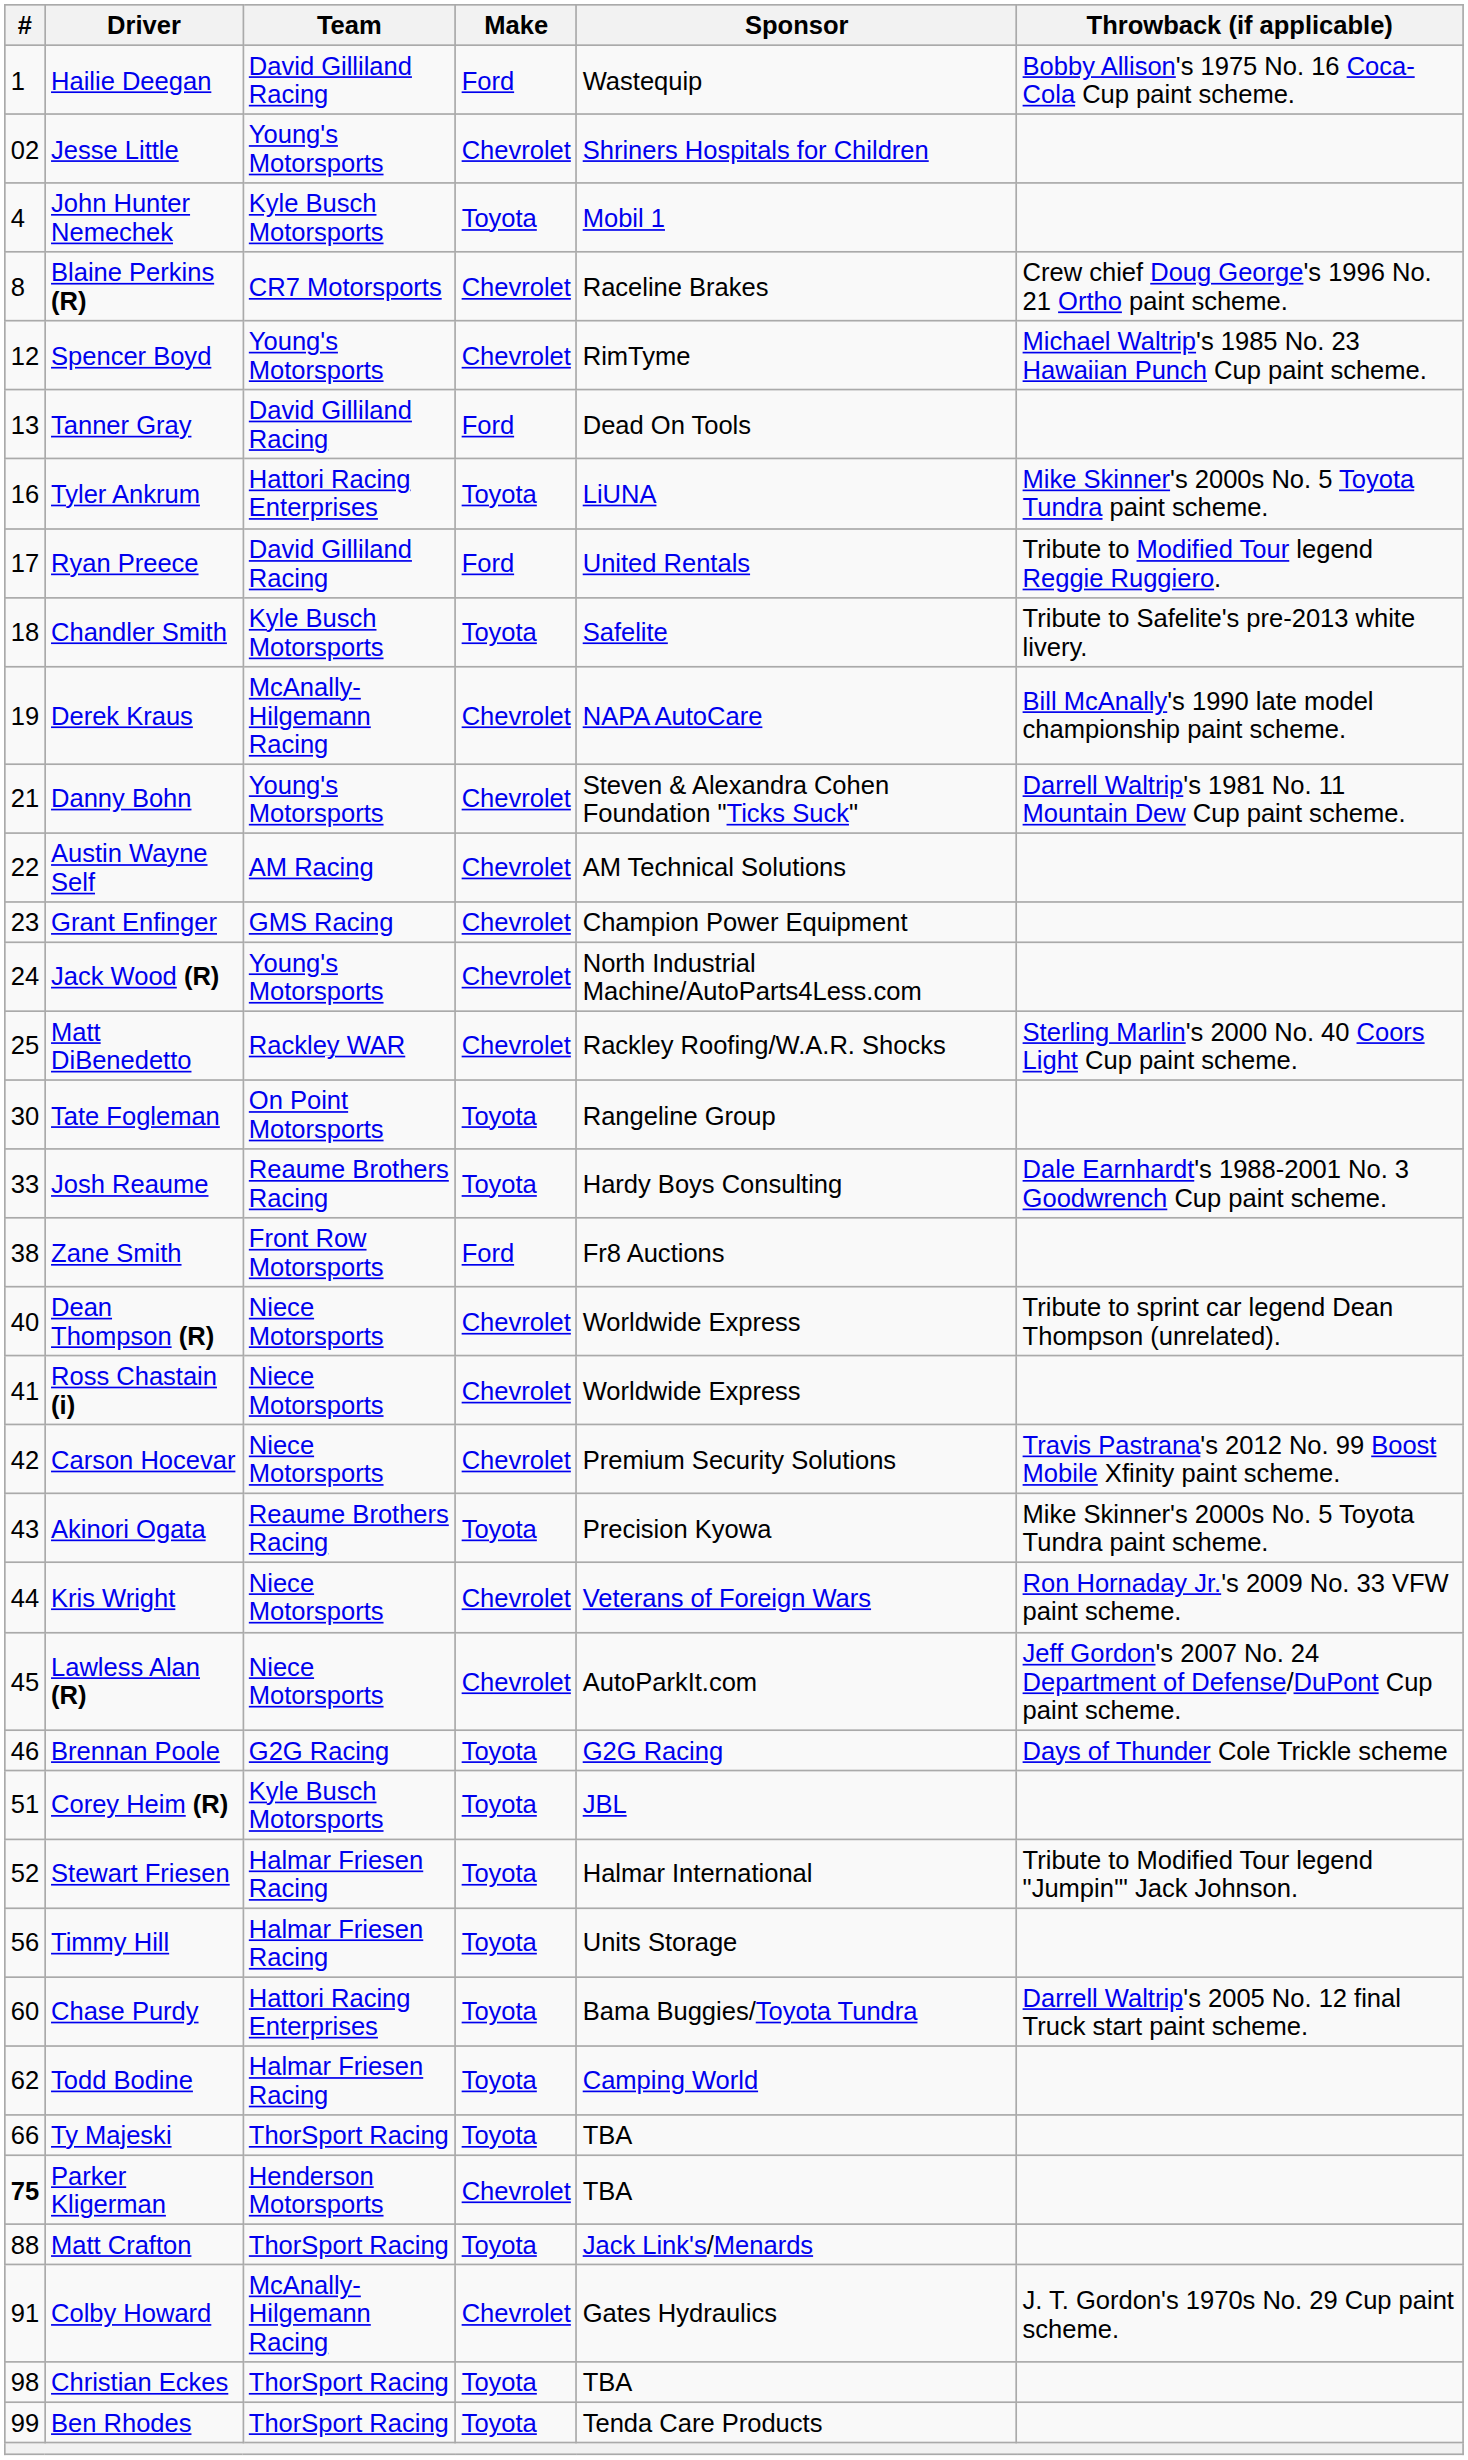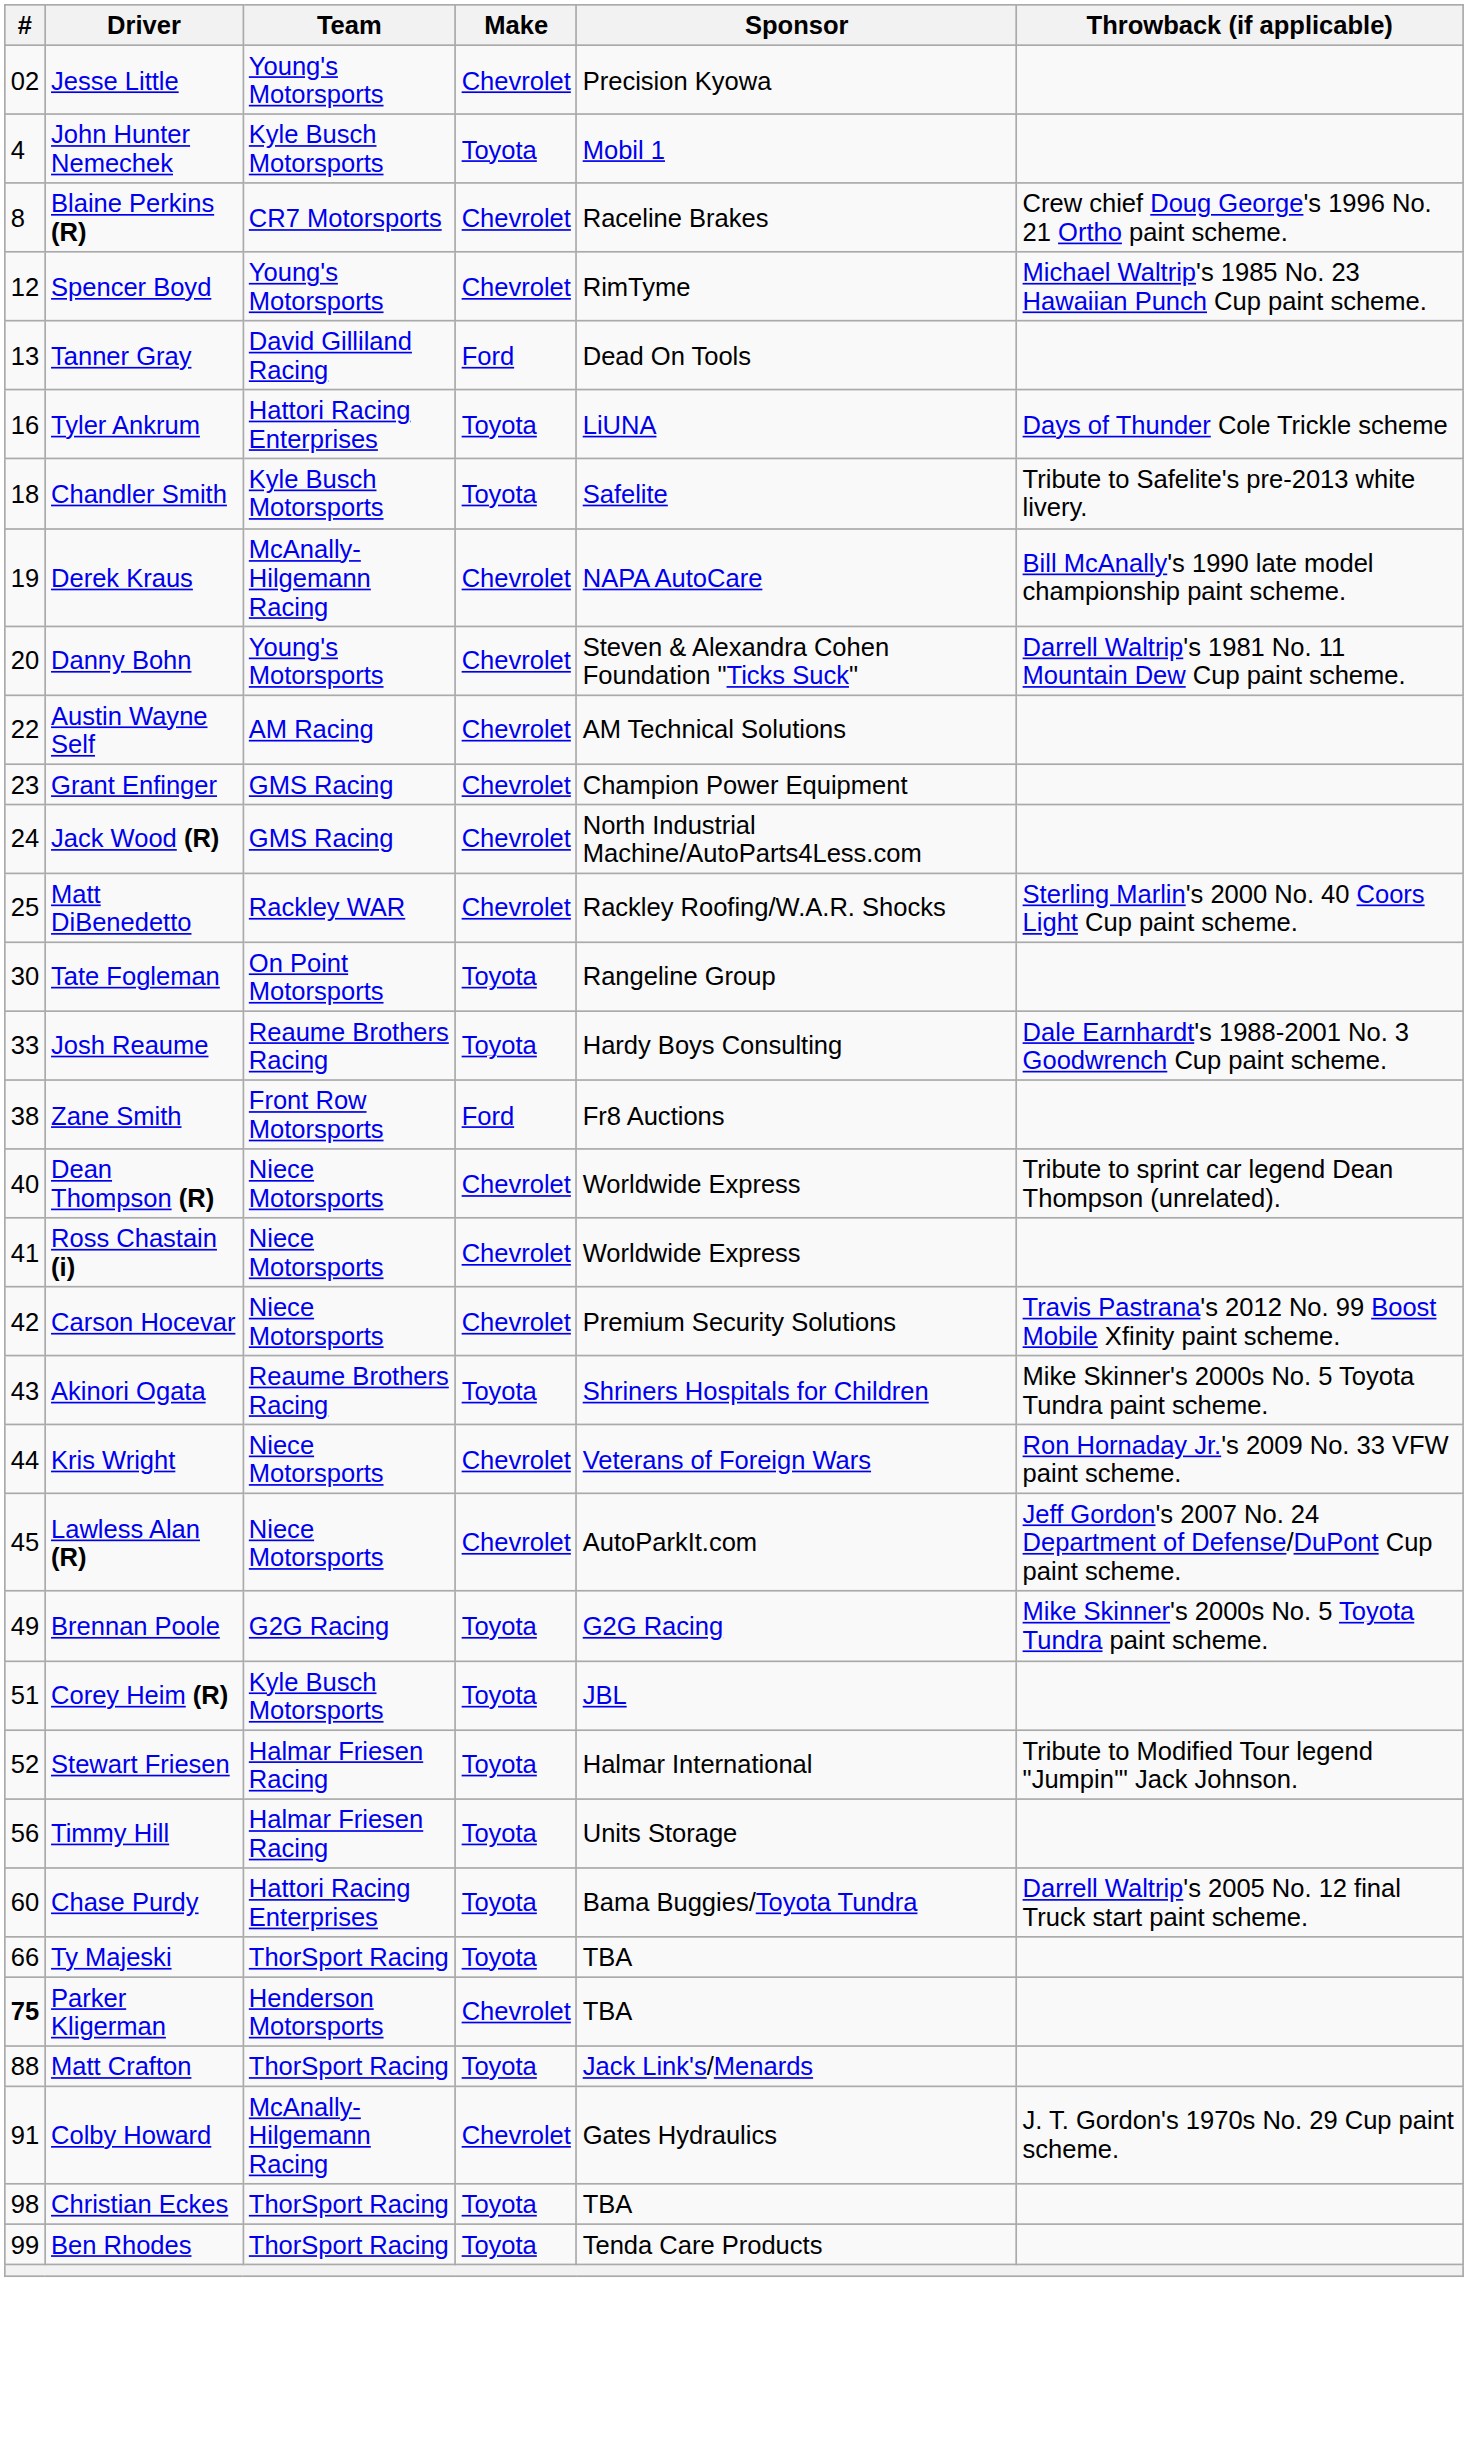- row: (131, 80)
(756, 149) Shriners Hospitals for Children -> (677, 80) Precision Kyowa
(1218, 494) Mike Skinner's 2000s No. 5 Toyota Tundra paint scheme. -> (1235, 425) Days of Thunder Cole Trickle scheme
- row: (125, 563)
(25, 798) 21 -> (25, 660) 20
(316, 977) Young's Motorsports -> (321, 839) GMS Racing
(677, 1529) Precision Kyowa -> (756, 1391) Shriners Hospitals for Children
(25, 1750) 46 -> (25, 1626) 49
(1235, 1750) Days of Thunder Cole Trickle scheme -> (1218, 1626) Mike Skinner's 2000s No. 5 Toyota Tundra paint scheme.
- row: (122, 2081)
